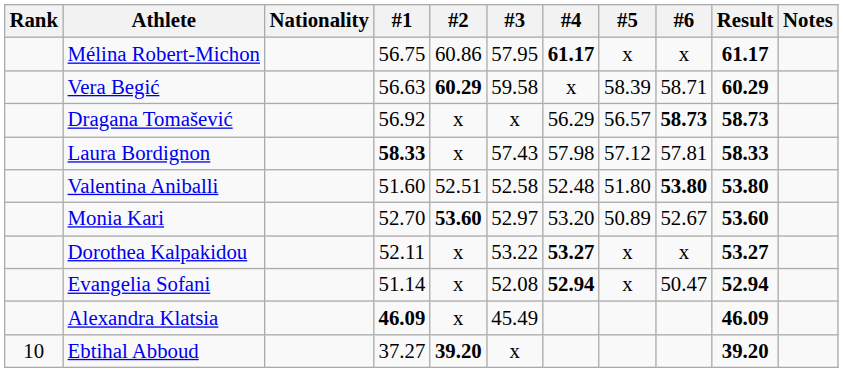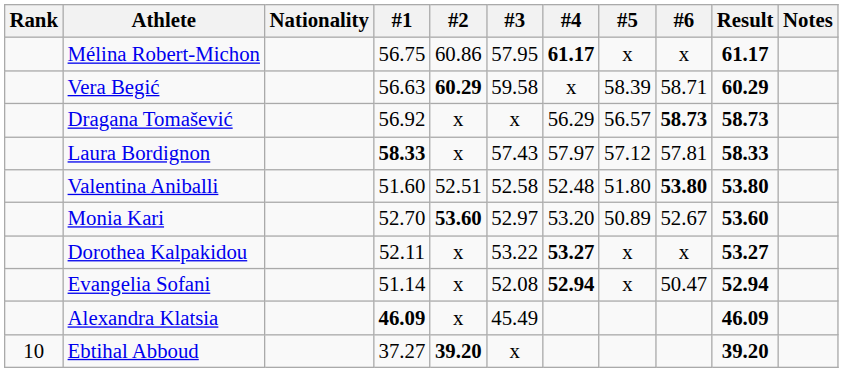(571, 152) 57.98 -> (571, 152) 57.97
